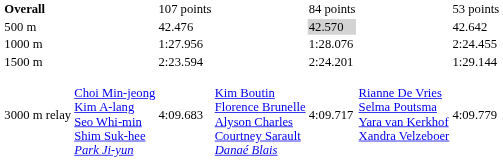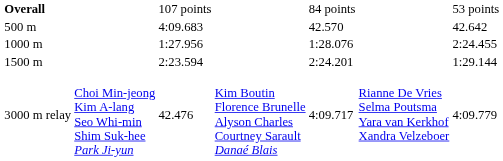(176, 26) 42.476 -> (181, 26) 4:09.683
(326, 26) lightgrey background -> (326, 26) no background
(181, 114) 4:09.683 -> (176, 114) 42.476
